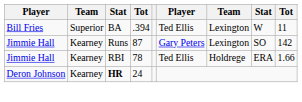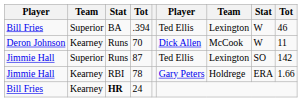(282, 27) 11 -> (282, 27) 46
+ row: (137, 43)
(86, 43) Kearney -> (87, 58) Superior
(182, 43) Gary Peters -> (176, 58) Ted Ellis
(176, 58) Ted Ellis -> (182, 74) Gary Peters
(36, 74) Deron Johnson -> (25, 89) Bill Fries
